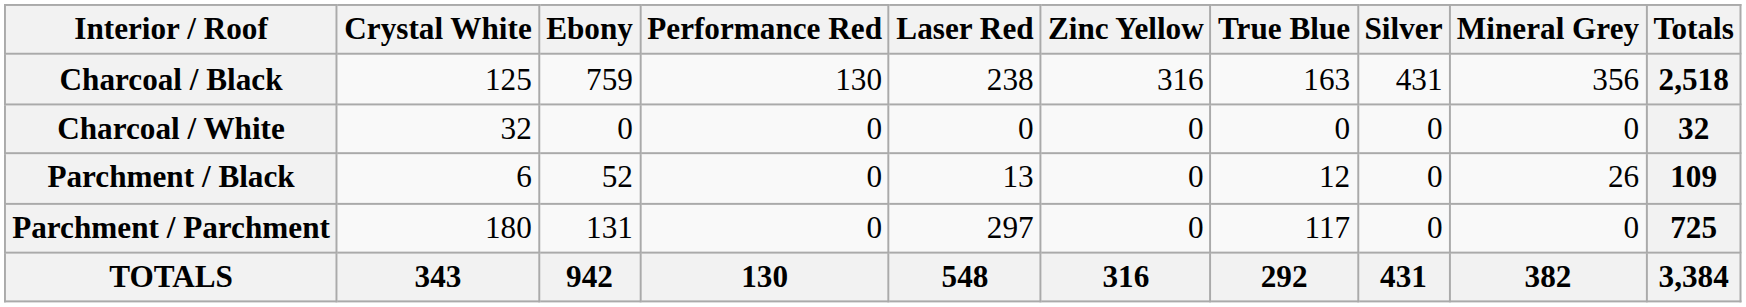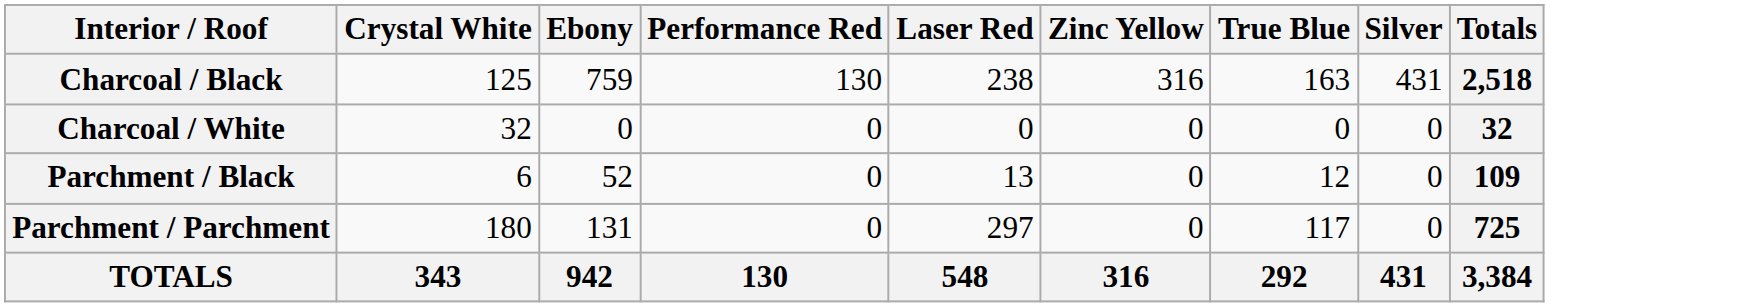- column: (1548, 29)
